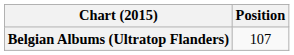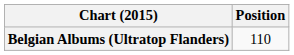(260, 38) 107 -> (260, 38) 110
